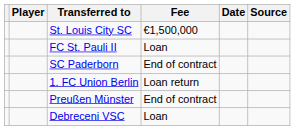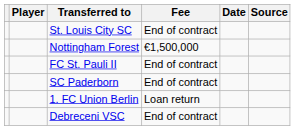(171, 30) €1,500,000 -> (181, 30) End of contract
+ row: (94, 47)
(156, 47) Loan -> (181, 64) End of contract
- row: (92, 99)
(156, 116) Loan -> (181, 116) End of contract
